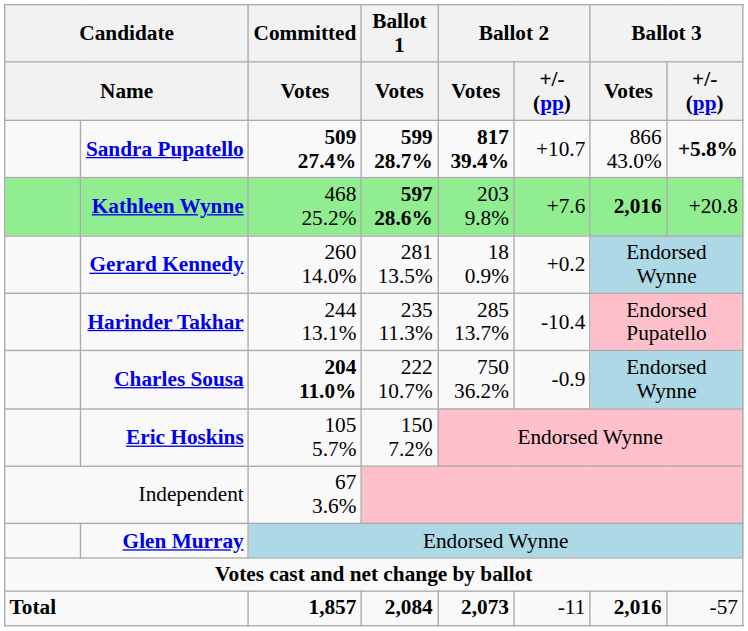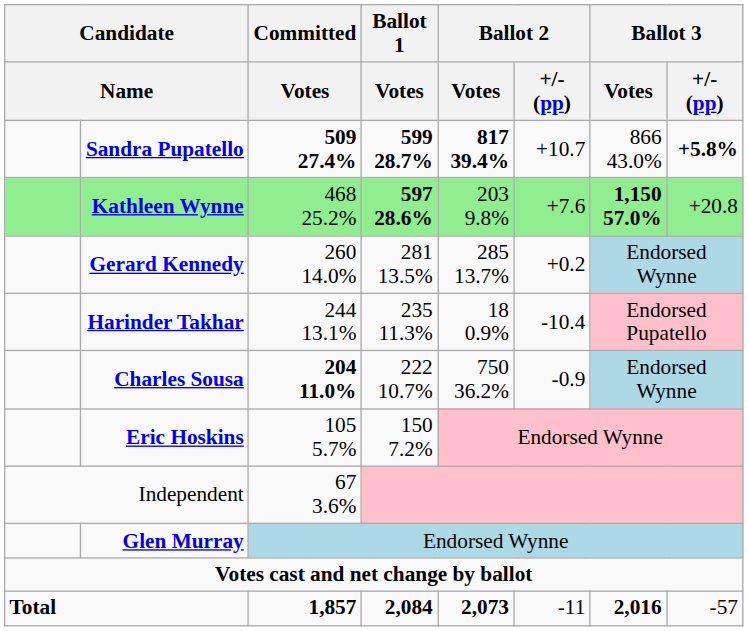(638, 206) 2,016 -> (632, 206) 1,150 57.0%
(487, 264) 18 0.9% -> (482, 264) 285 13.7%
(482, 321) 285 13.7% -> (487, 321) 18 0.9%
